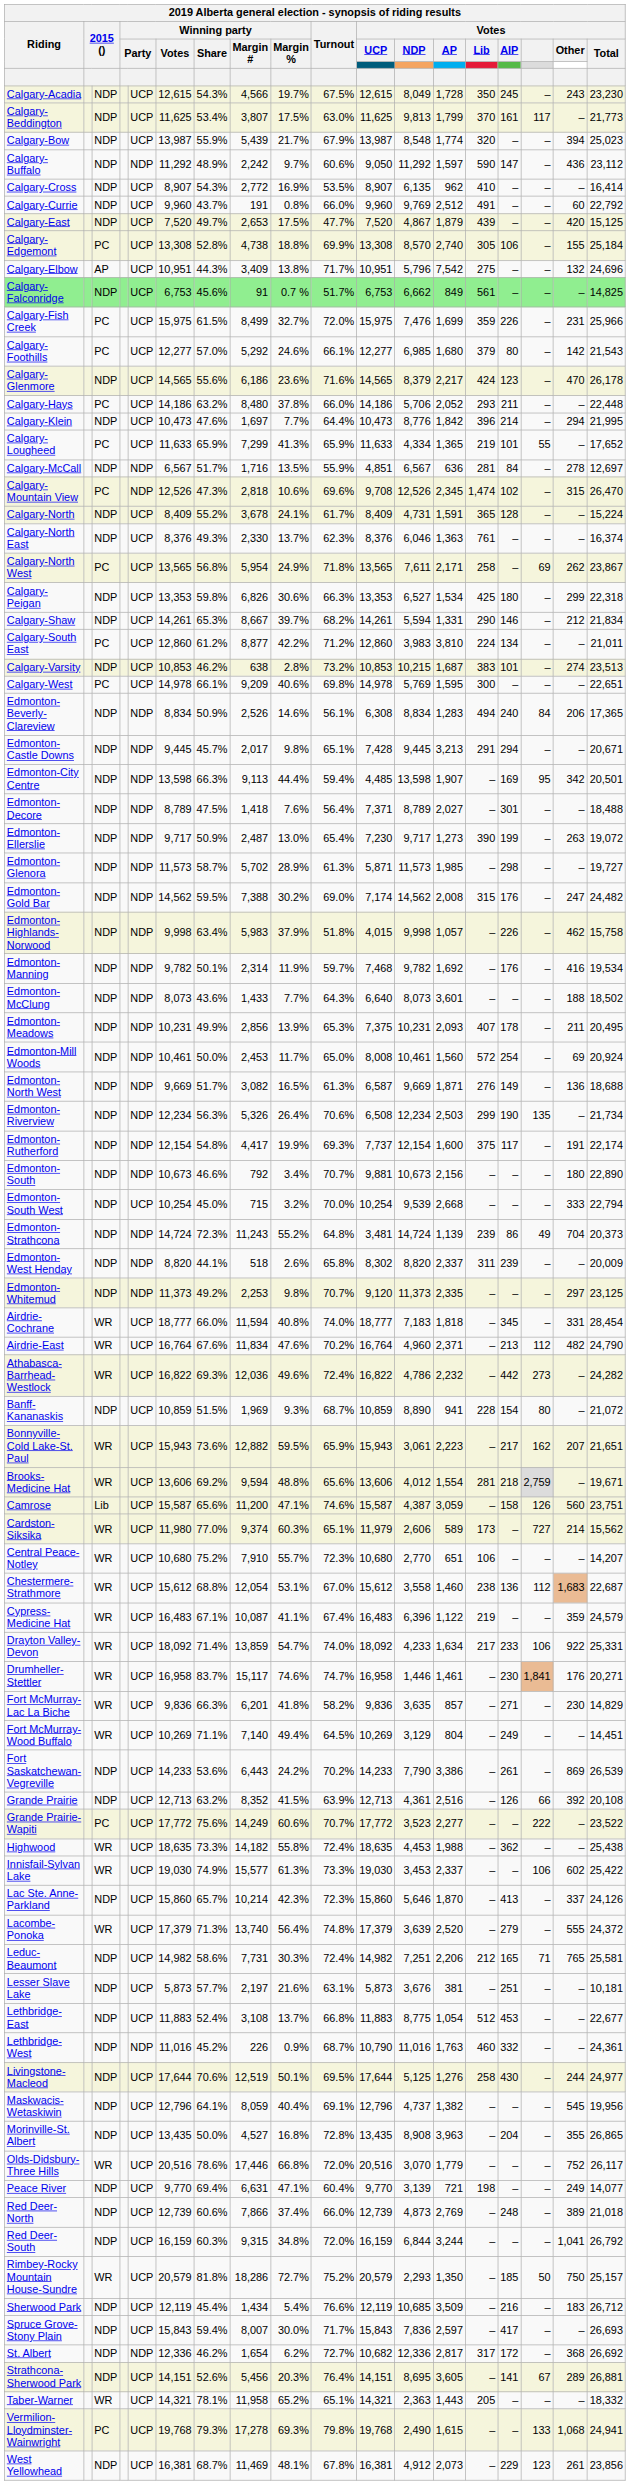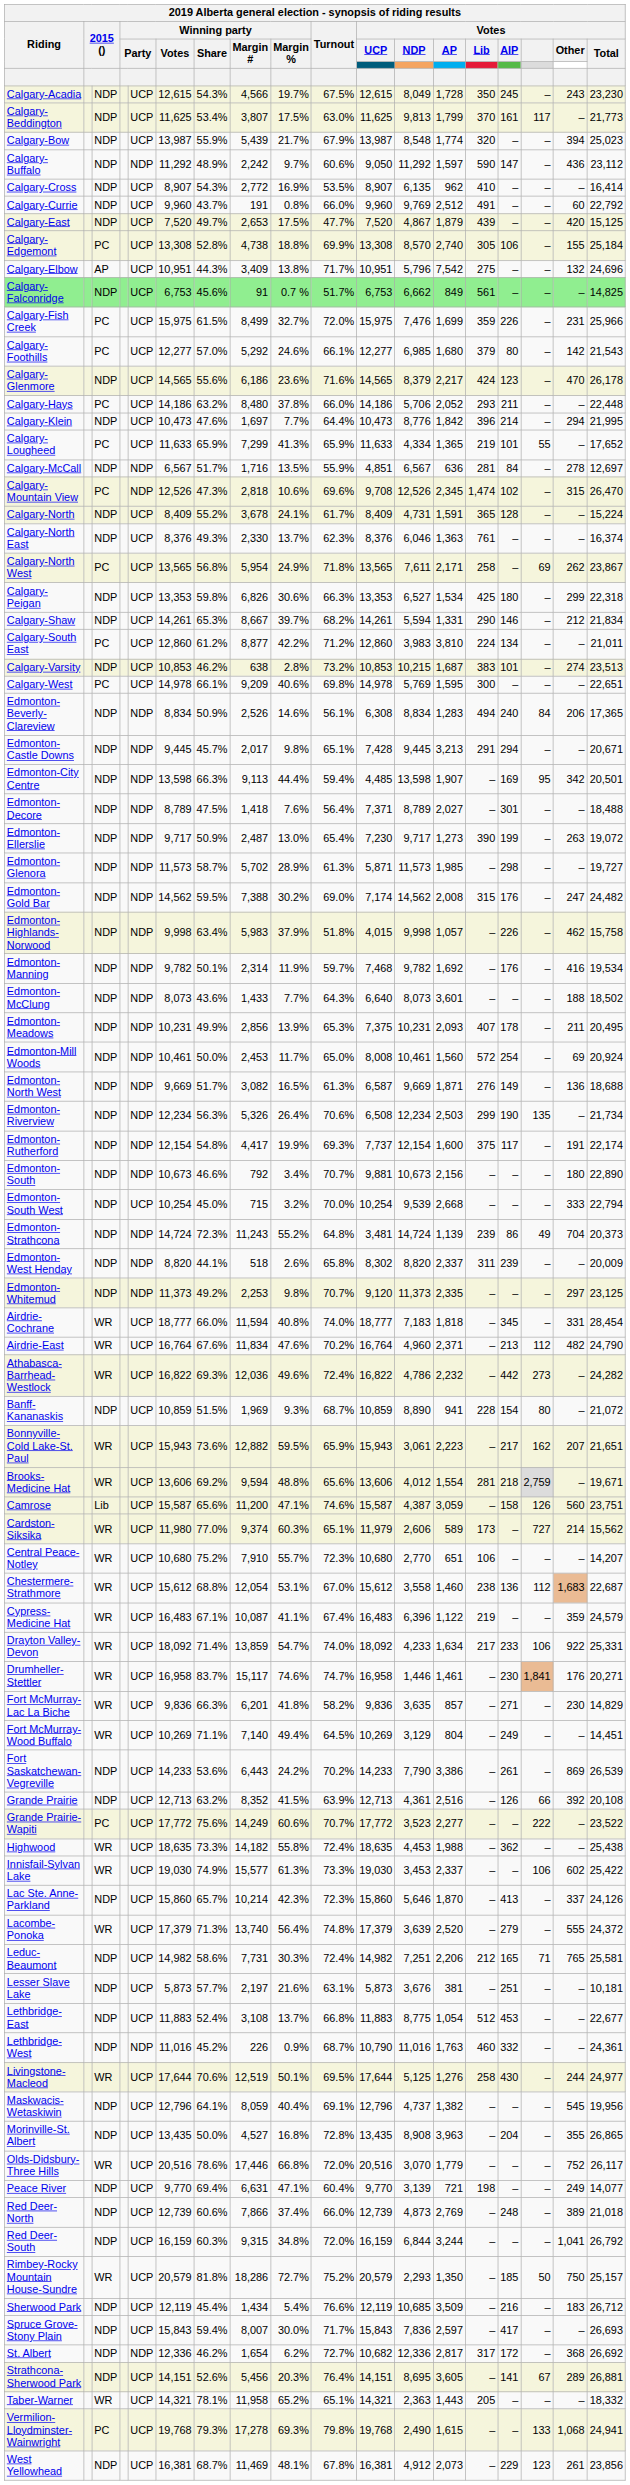(106, 2077) NDP -> (103, 2077) WR
